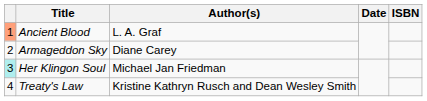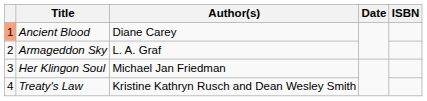(137, 31) L. A. Graf -> (144, 31) Diane Carey
(144, 50) Diane Carey -> (137, 50) L. A. Graf
(10, 68) paleturquoise background -> (10, 68) no background
